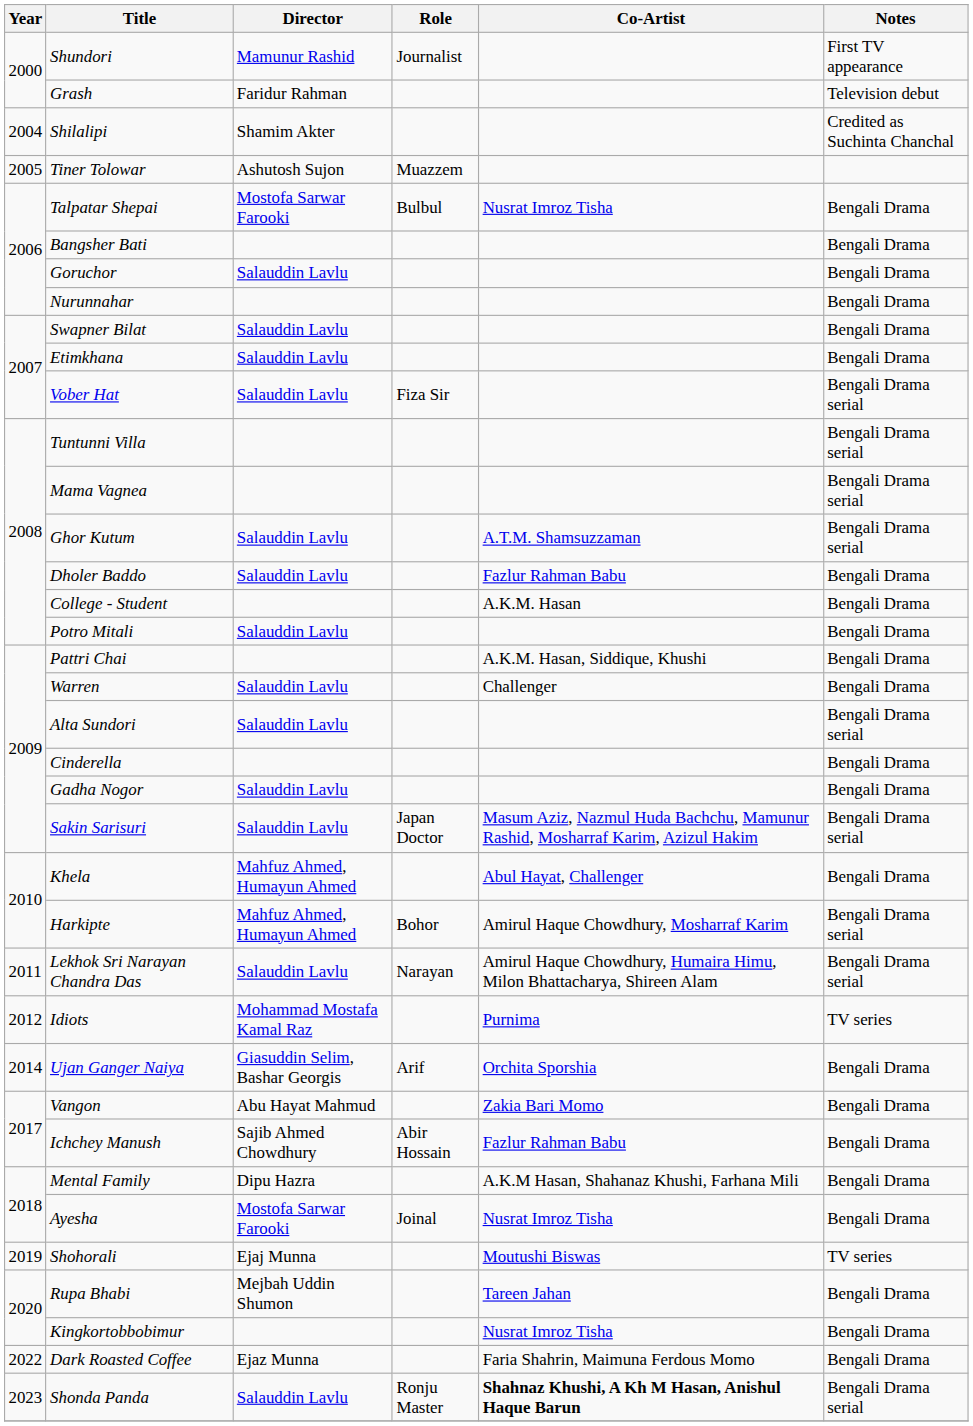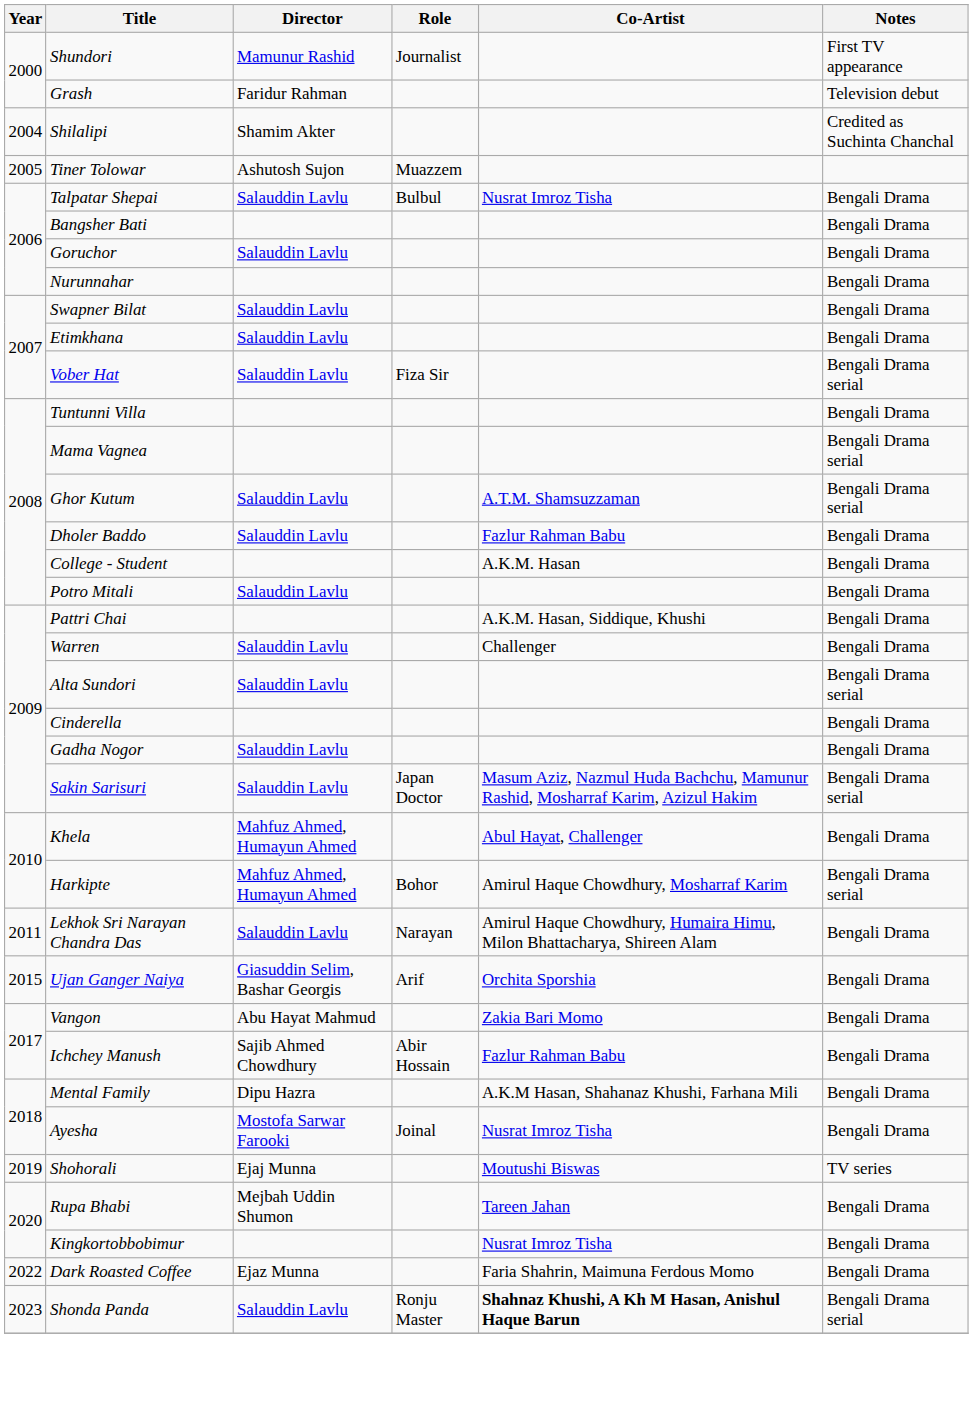(291, 207) Mostofa Sarwar Farooki -> (292, 197) Salauddin Lavlu
(878, 442) Bengali Drama serial -> (878, 412) Bengali Drama
(878, 971) Bengali Drama serial -> (878, 931) Bengali Drama
- row: (69, 1019)
(25, 1067) 2014 -> (25, 979) 2015
